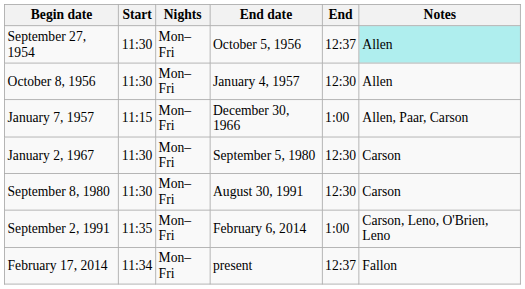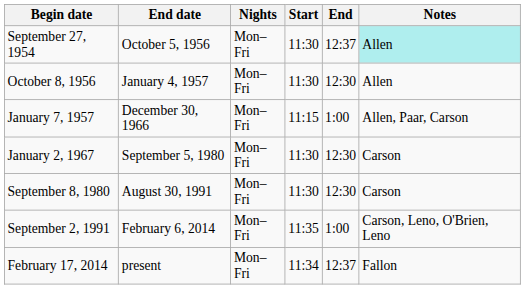columns swapped: (266, 15) <-> (137, 15)
